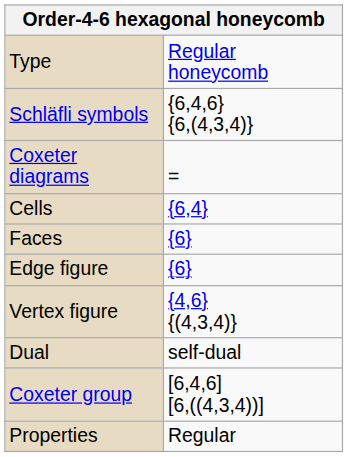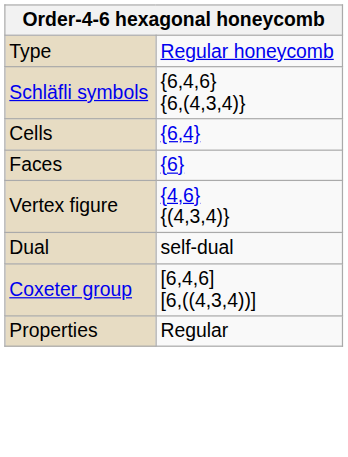- row: (49, 166)
- row: (59, 269)
